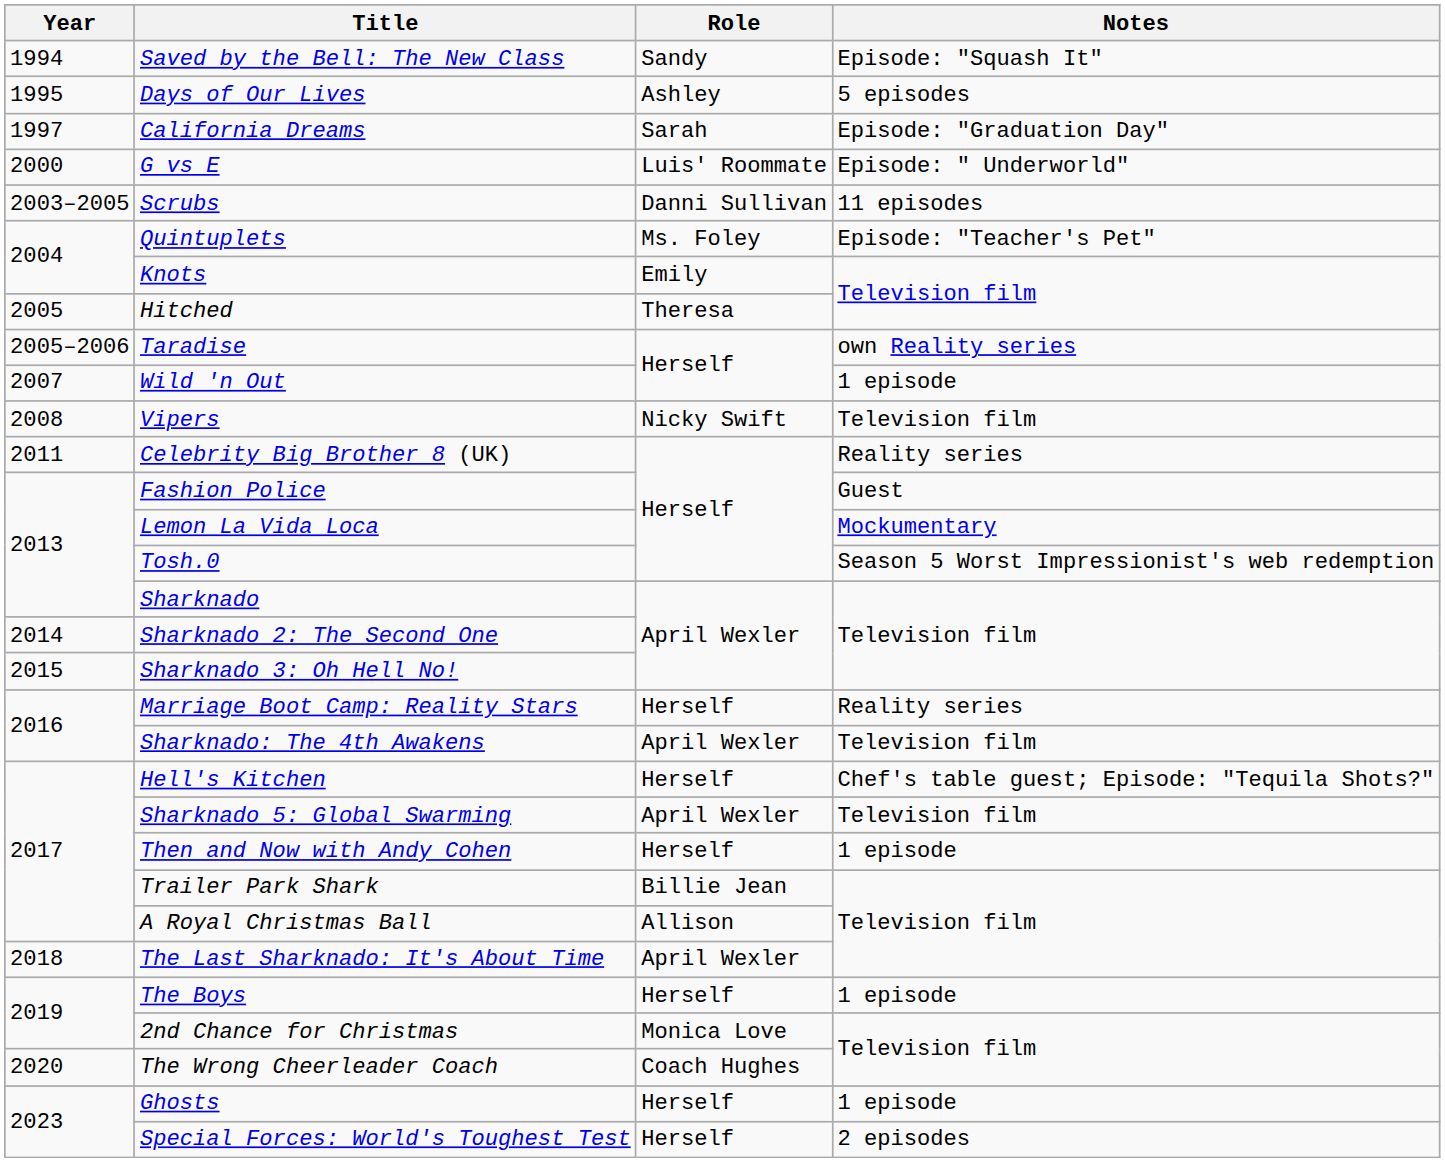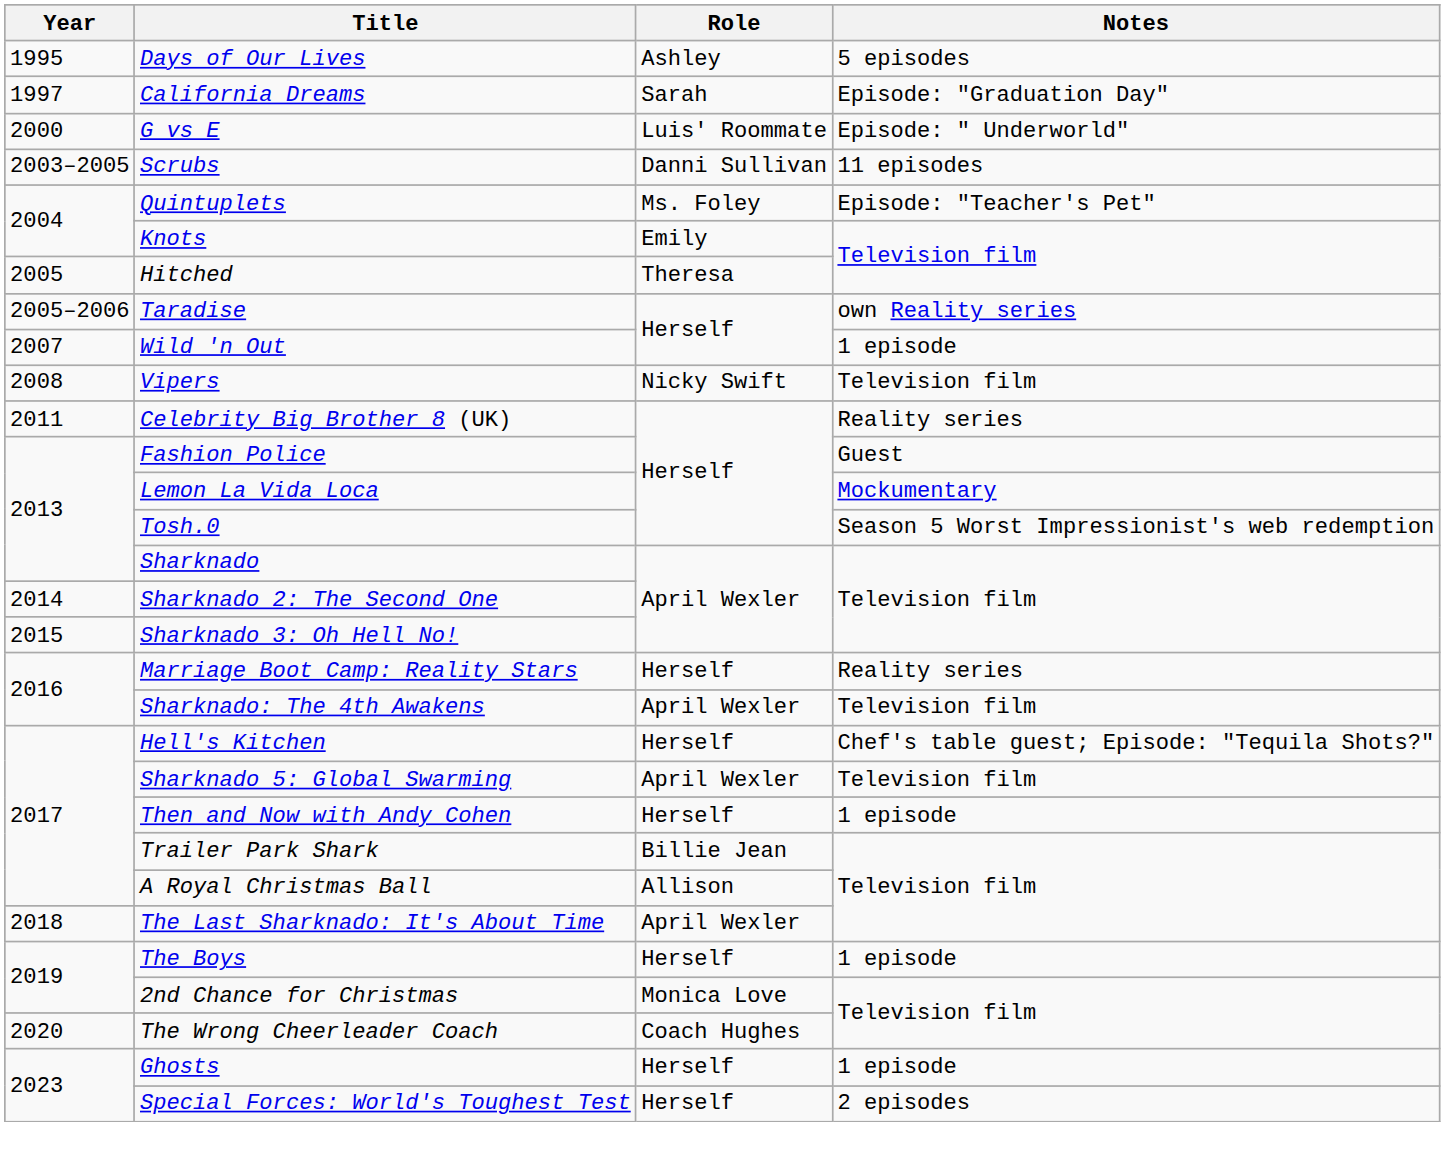- row: (352, 59)
